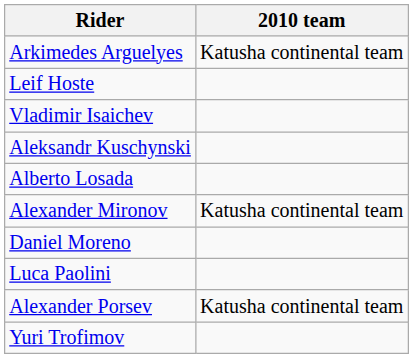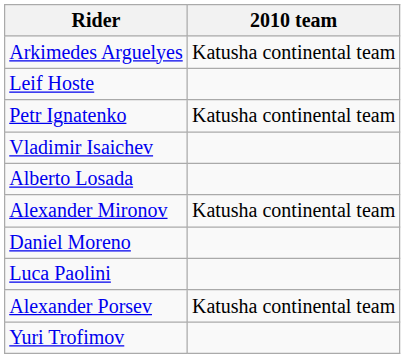+ row: (68, 115)
- row: (100, 147)
